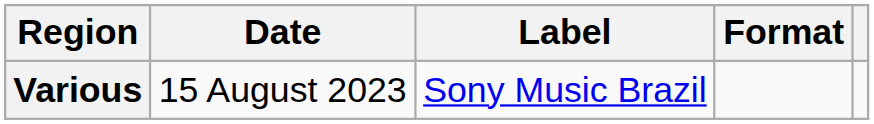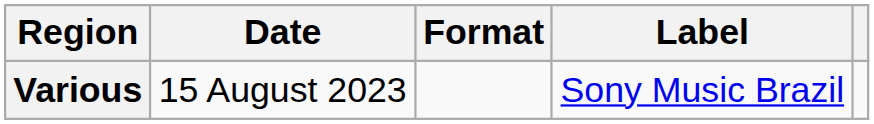columns swapped: (784, 32) <-> (565, 32)
